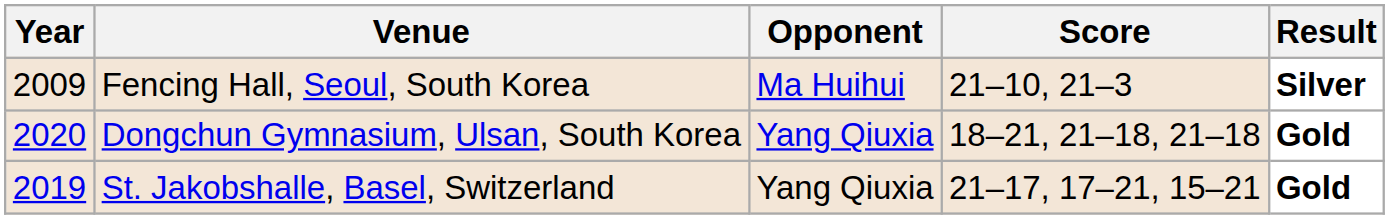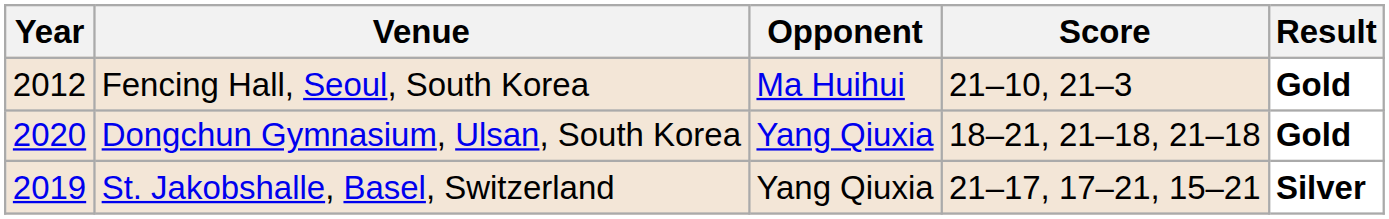(50, 84) 2009 -> (50, 84) 2012
(1321, 84) Silver -> (1314, 84) Gold
(1314, 188) Gold -> (1321, 188) Silver
